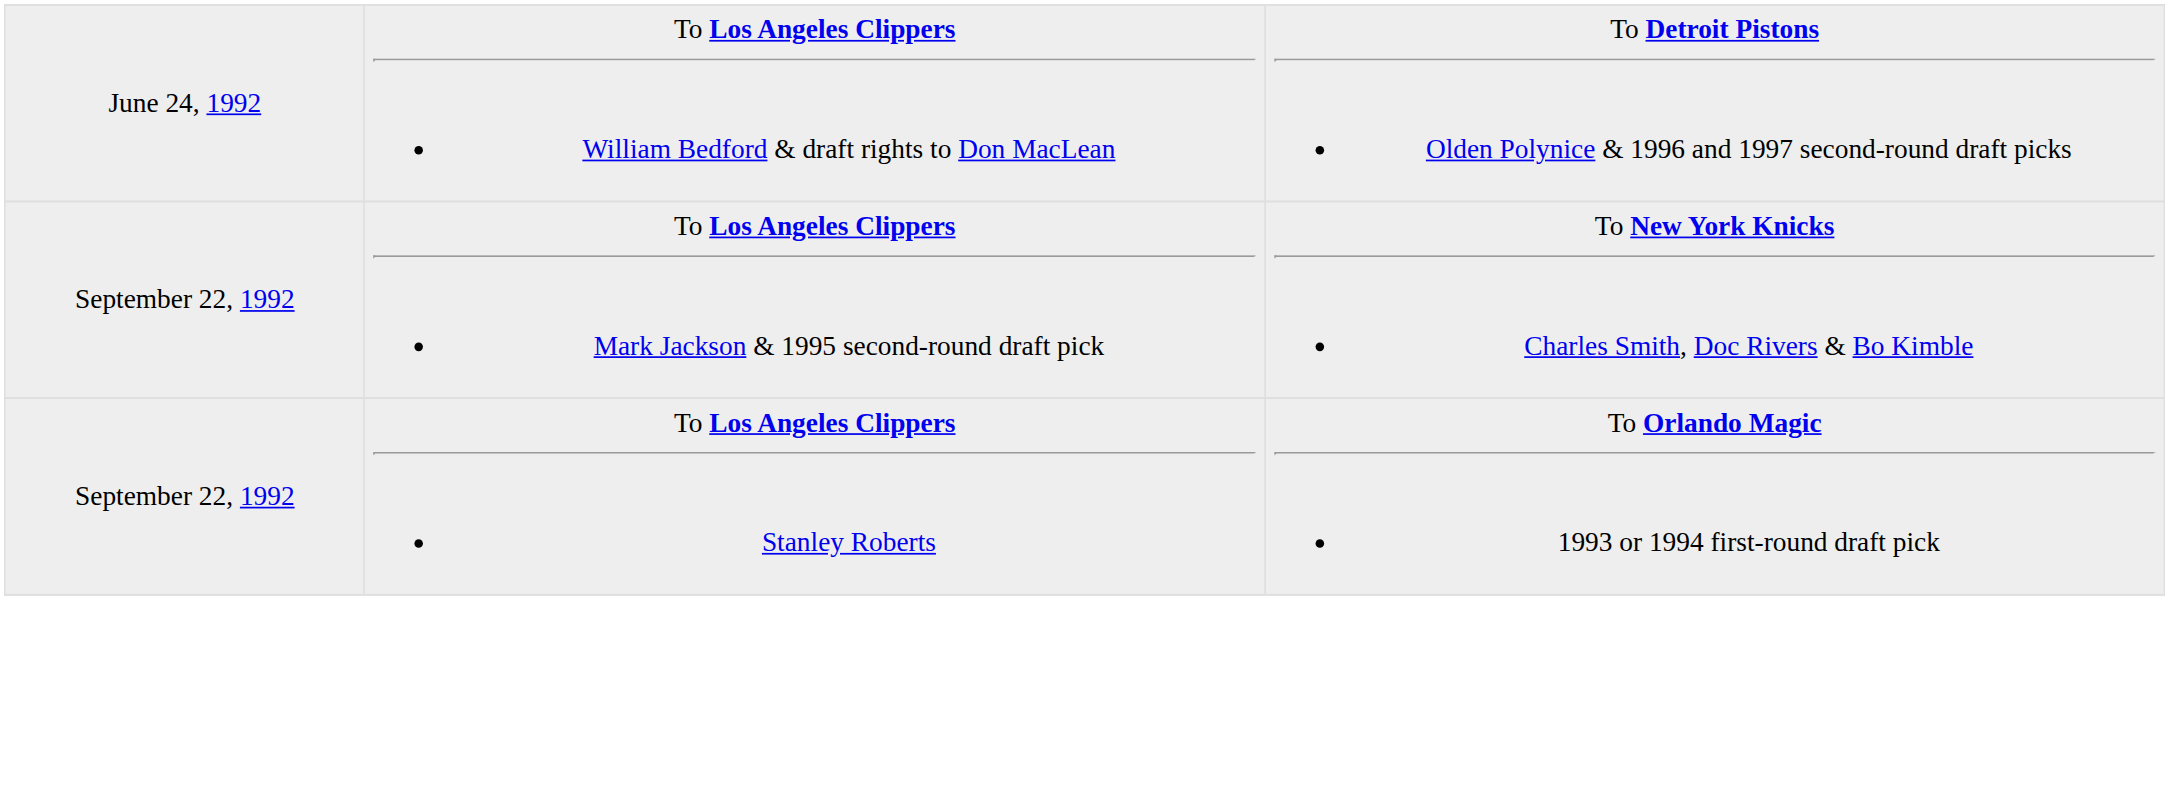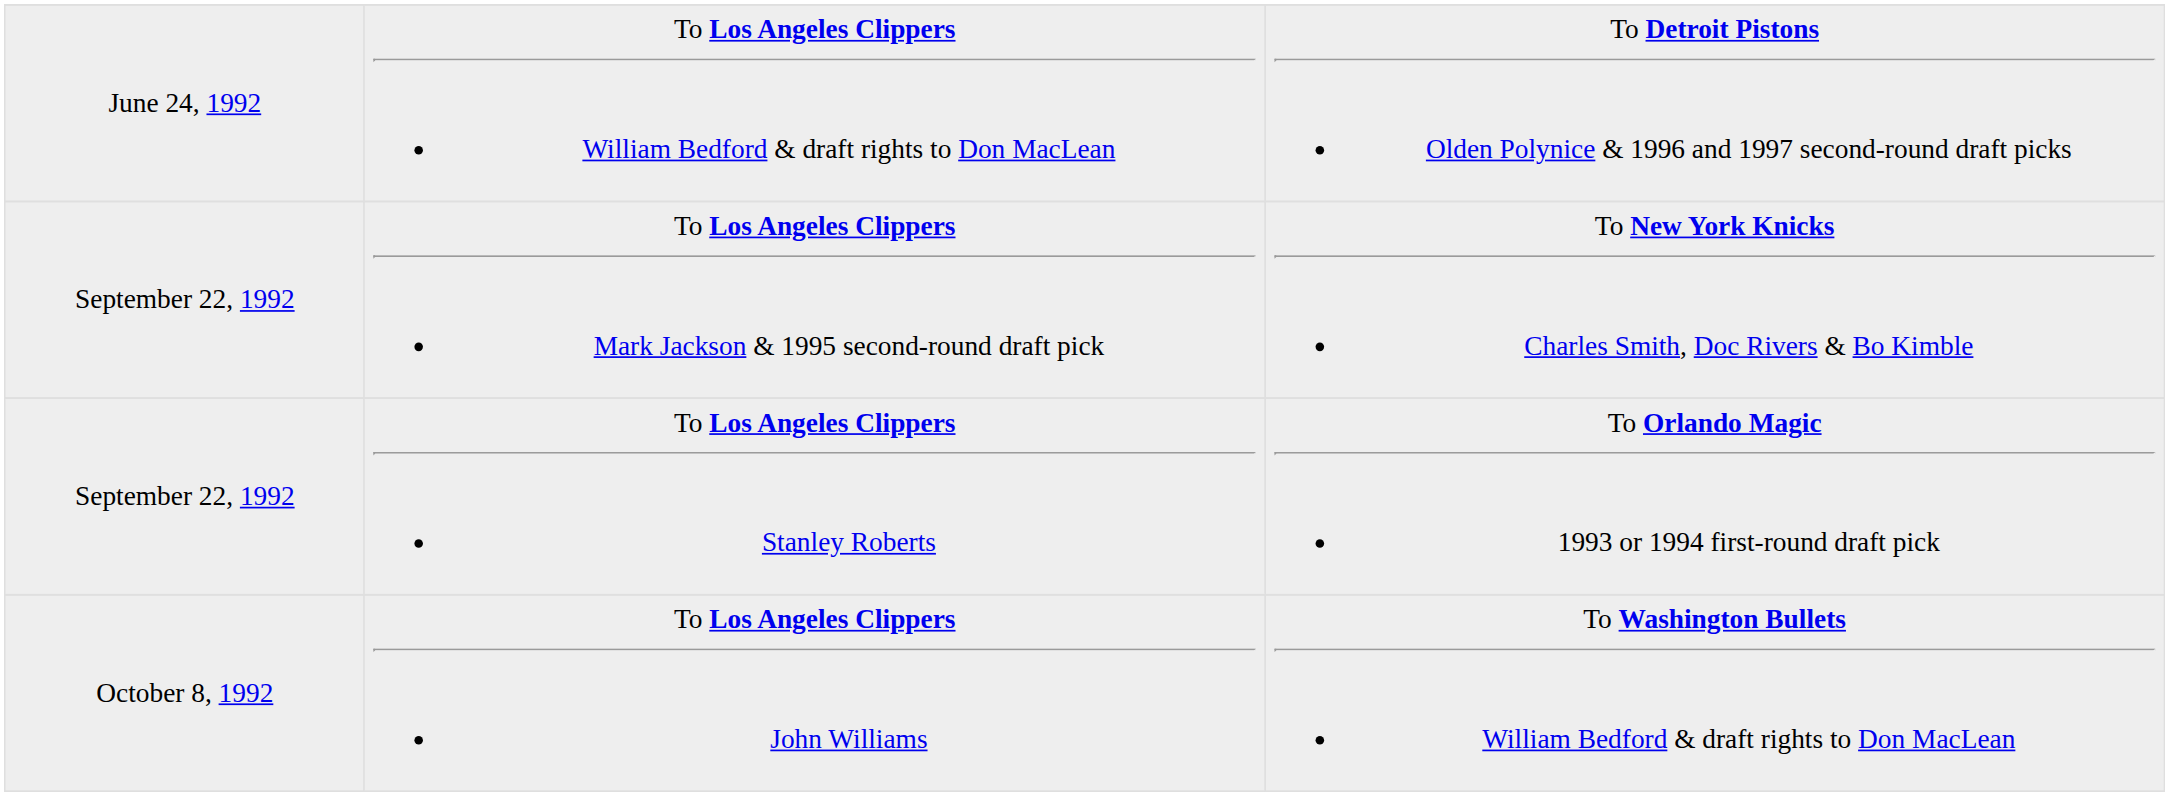+ row: (815, 679)
